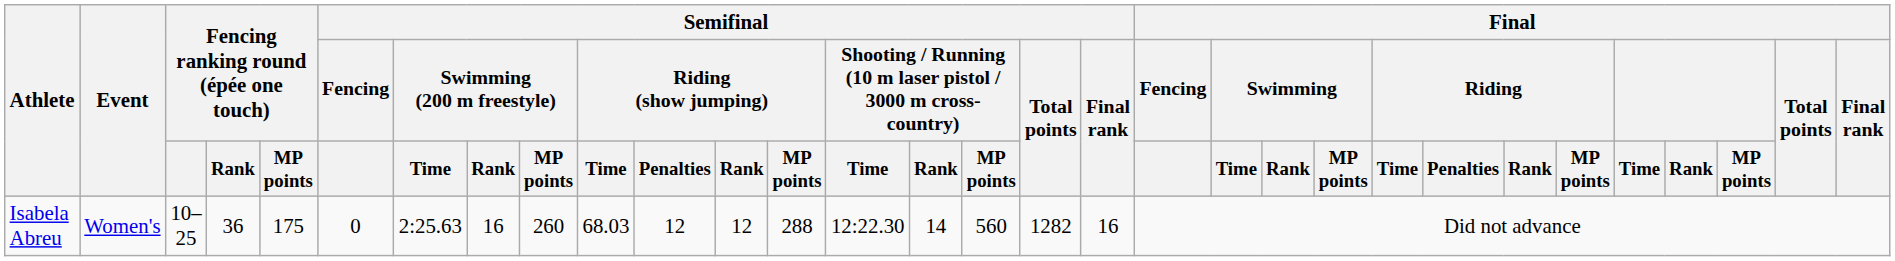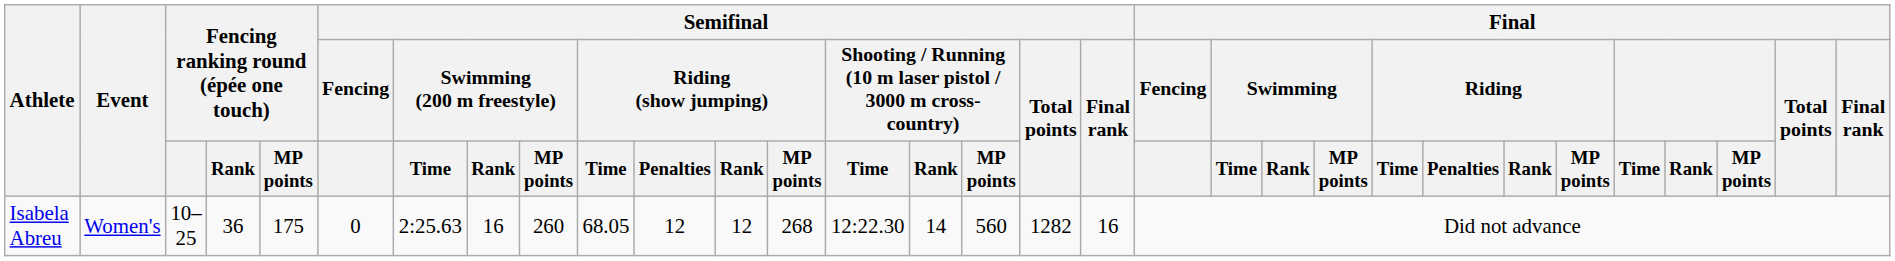(606, 226) 68.03 -> (606, 226) 68.05
(797, 226) 288 -> (797, 226) 268
